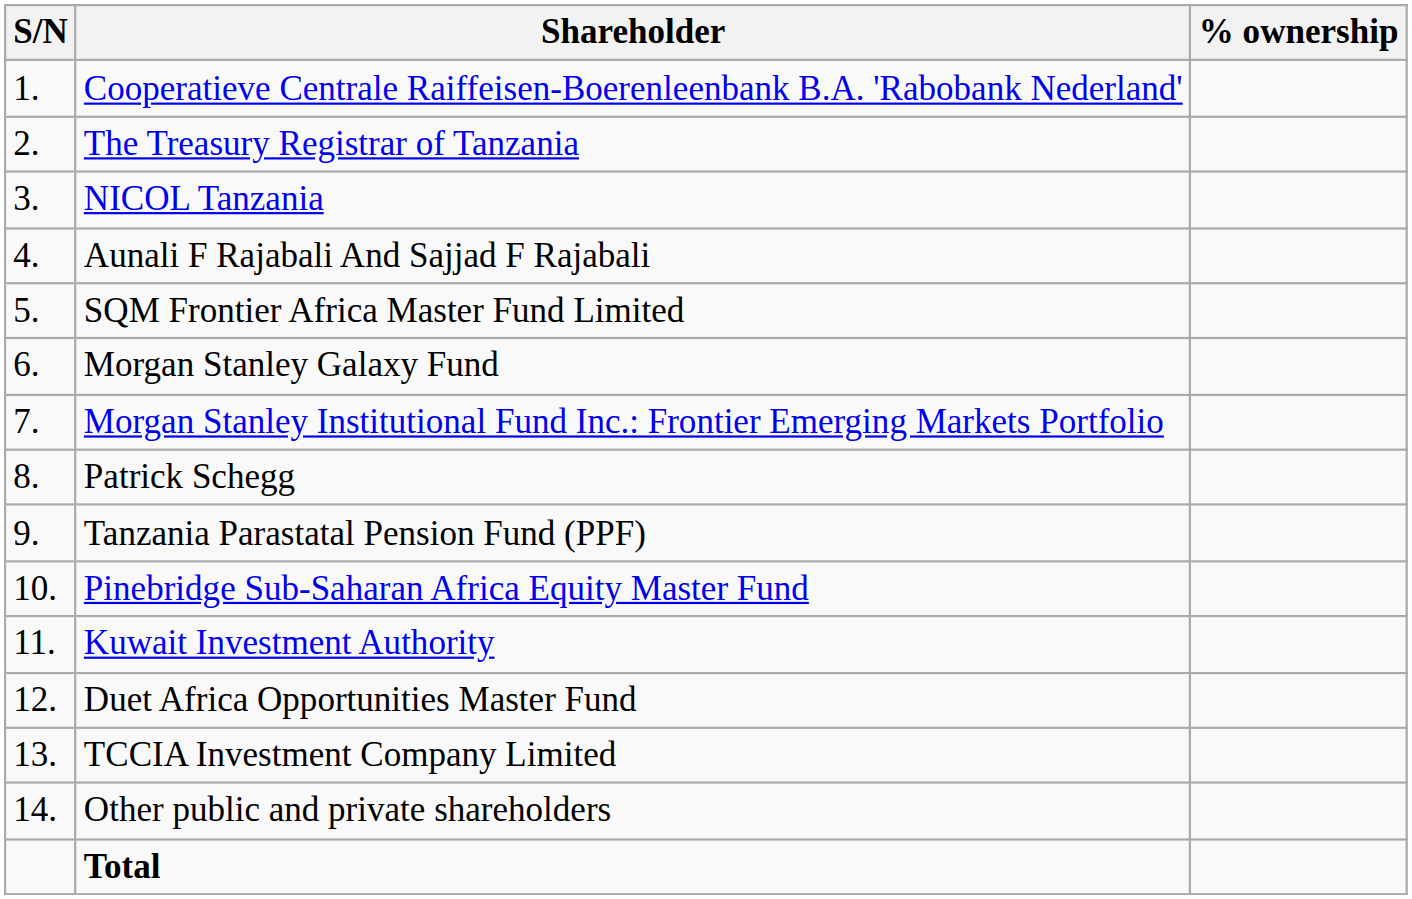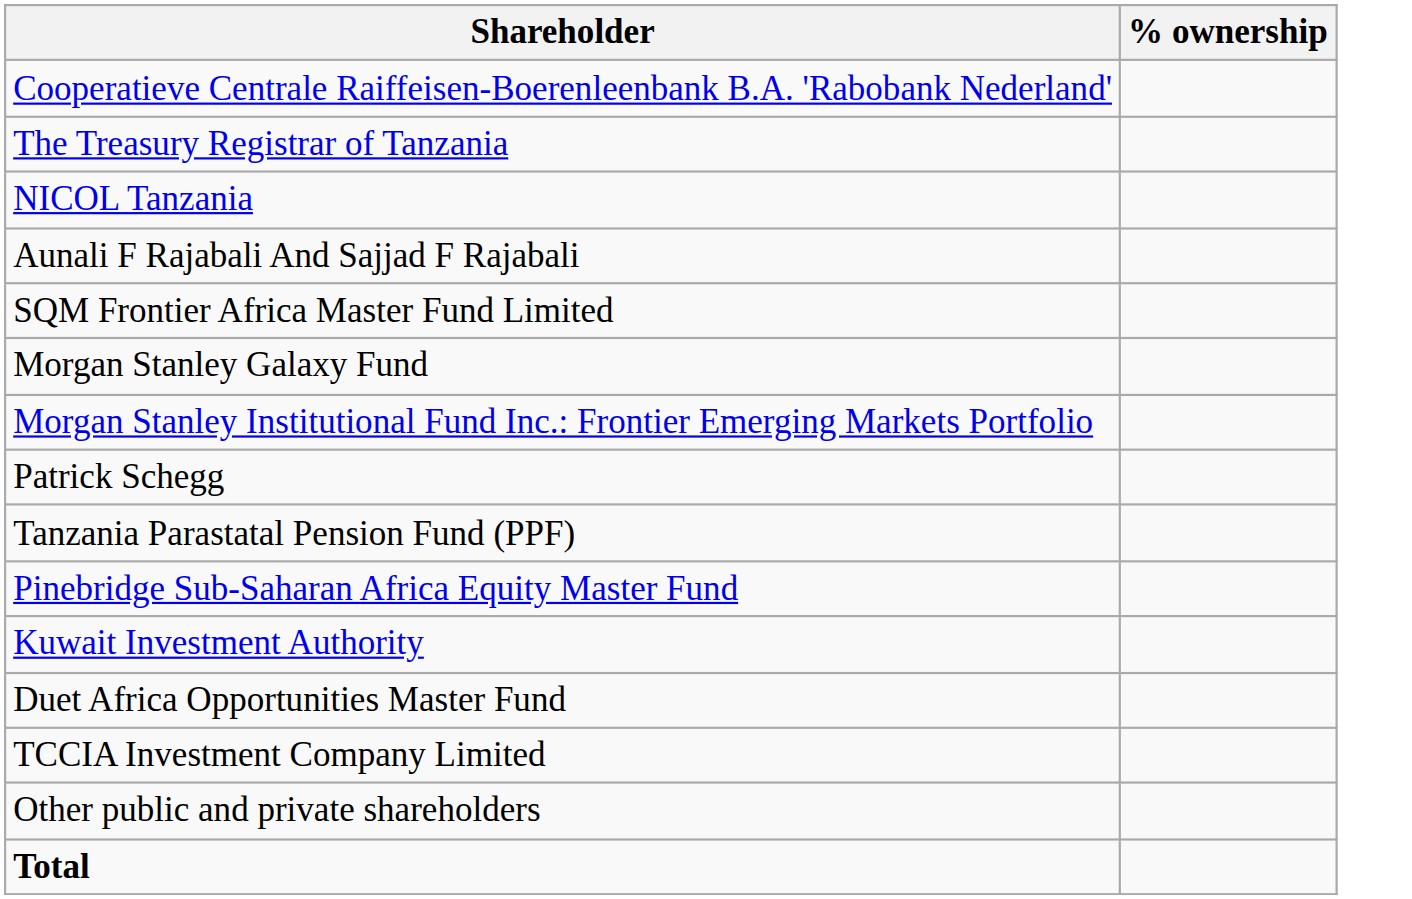- column: (40, 32)
